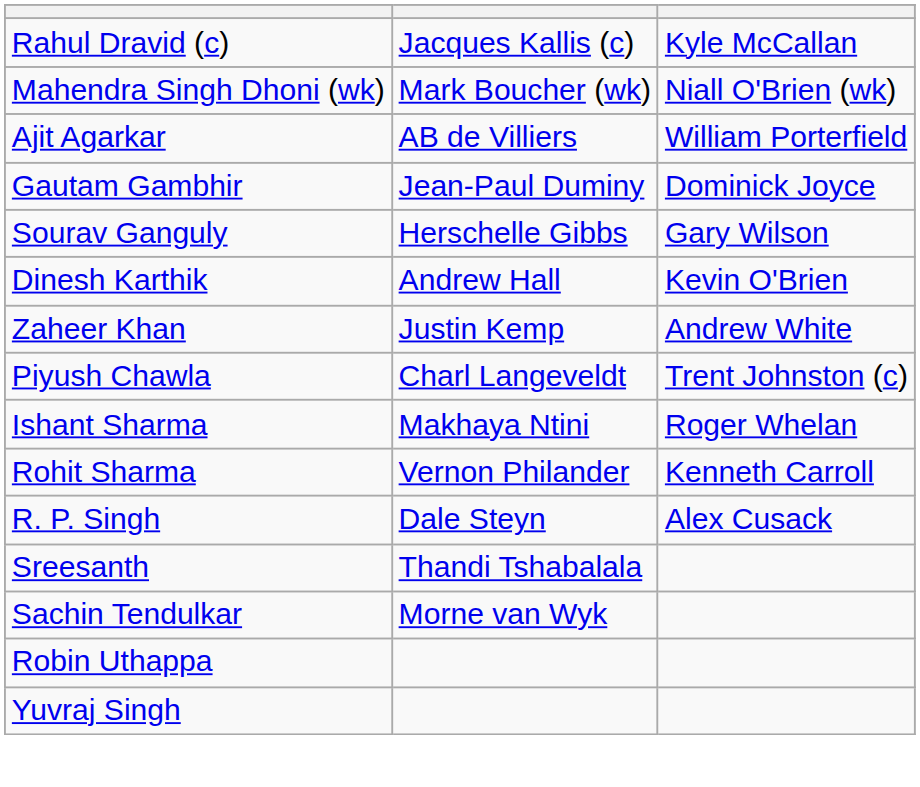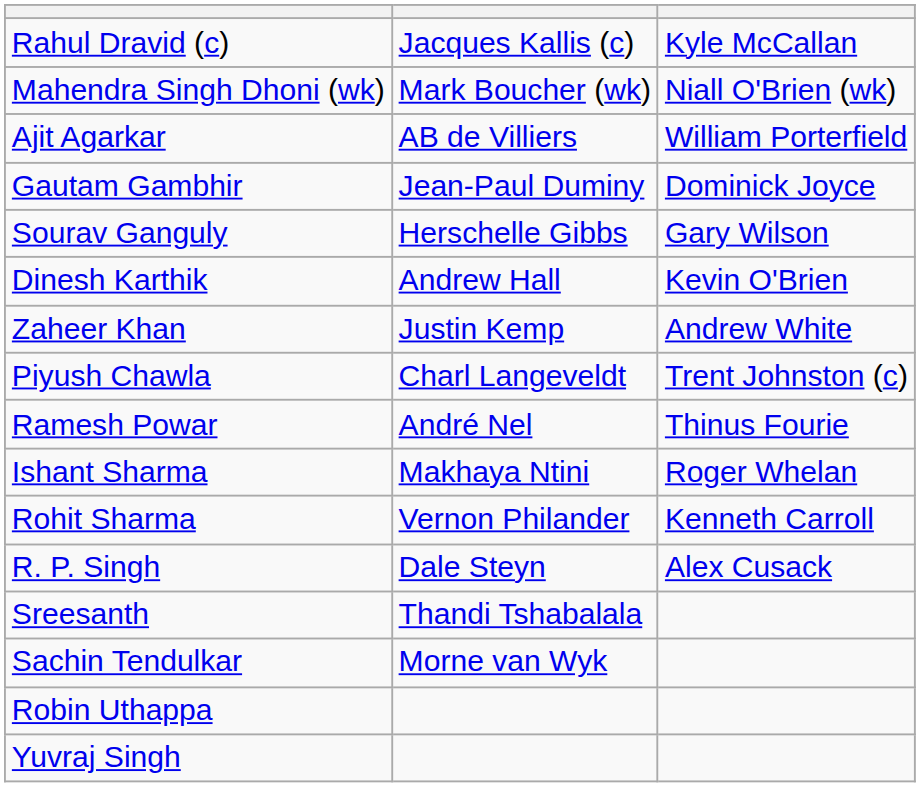+ row: (115, 423)
